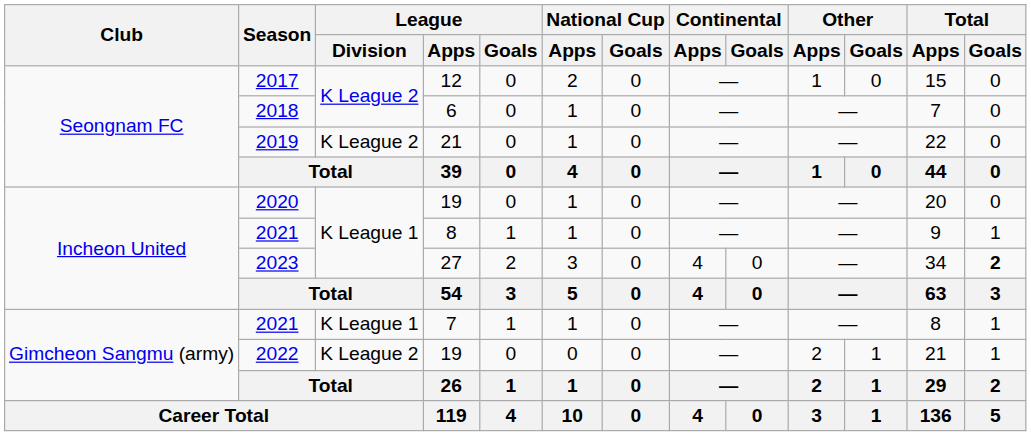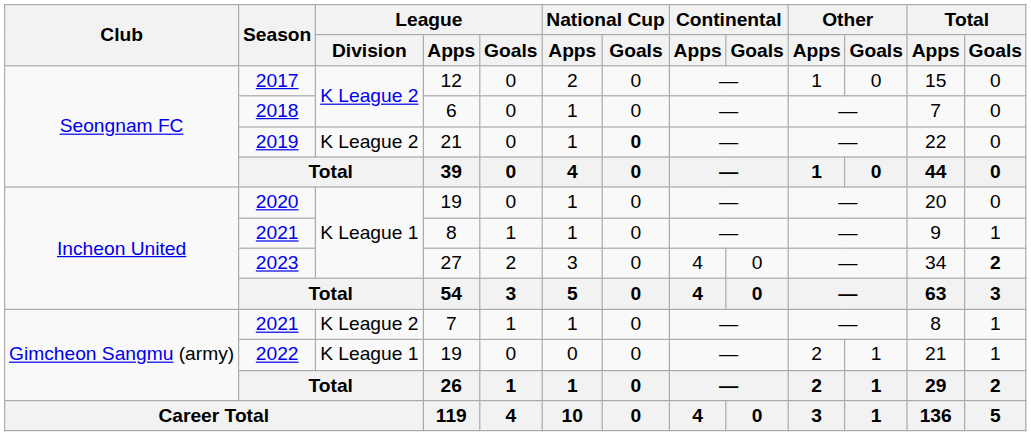(636, 141) normal -> (636, 141) bold
(369, 324) K League 1 -> (369, 324) K League 2
(369, 354) K League 2 -> (369, 354) K League 1
